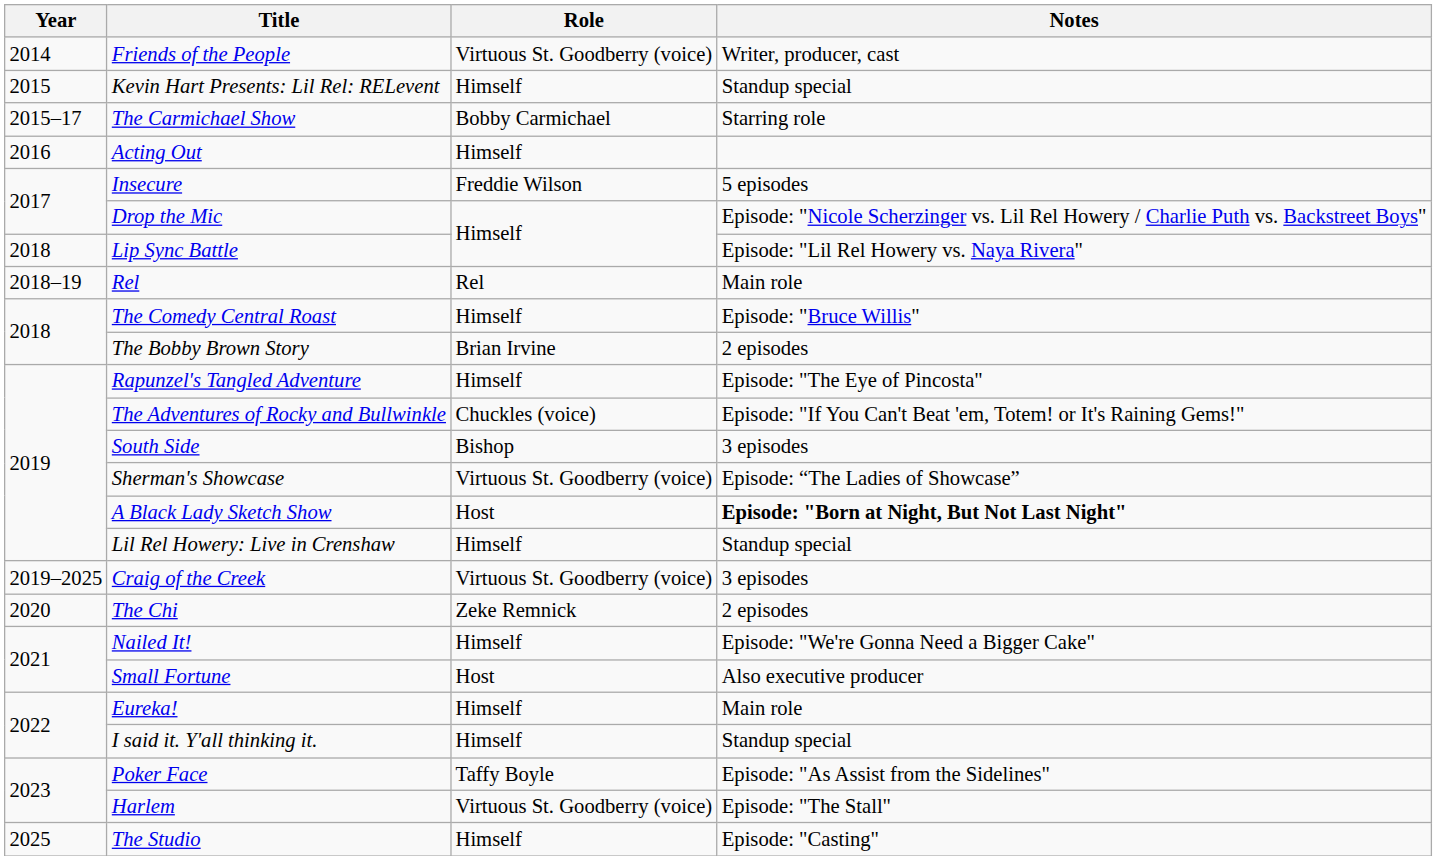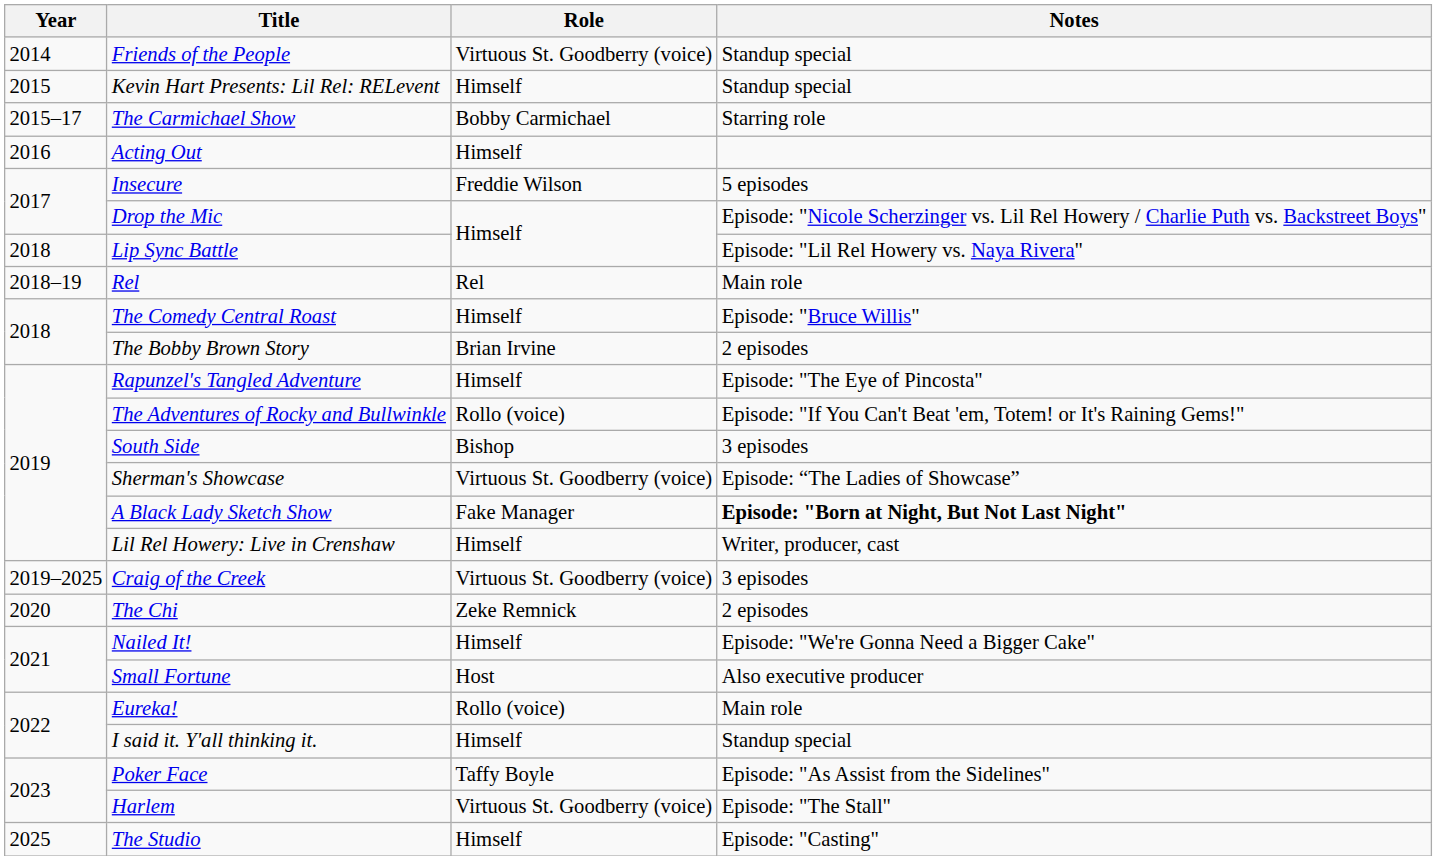(810, 53) Writer, producer, cast -> (787, 53) Standup special
(526, 413) Chuckles (voice) -> (510, 413) Rollo (voice)
(475, 511) Host -> (515, 511) Fake Manager
(787, 544) Standup special -> (810, 544) Writer, producer, cast
(489, 708) Himself -> (510, 708) Rollo (voice)
